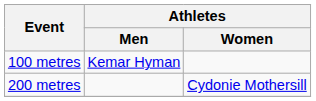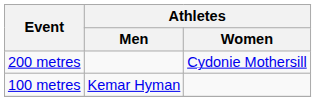rows swapped: (44, 62) <-> (44, 85)
